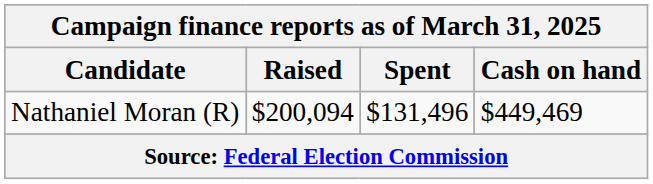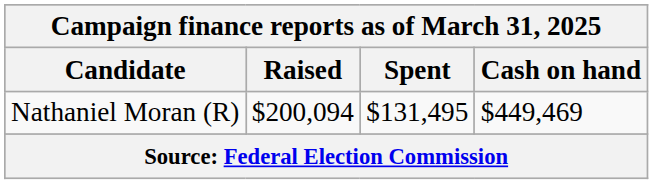(417, 112) $131,496 -> (417, 112) $131,495
